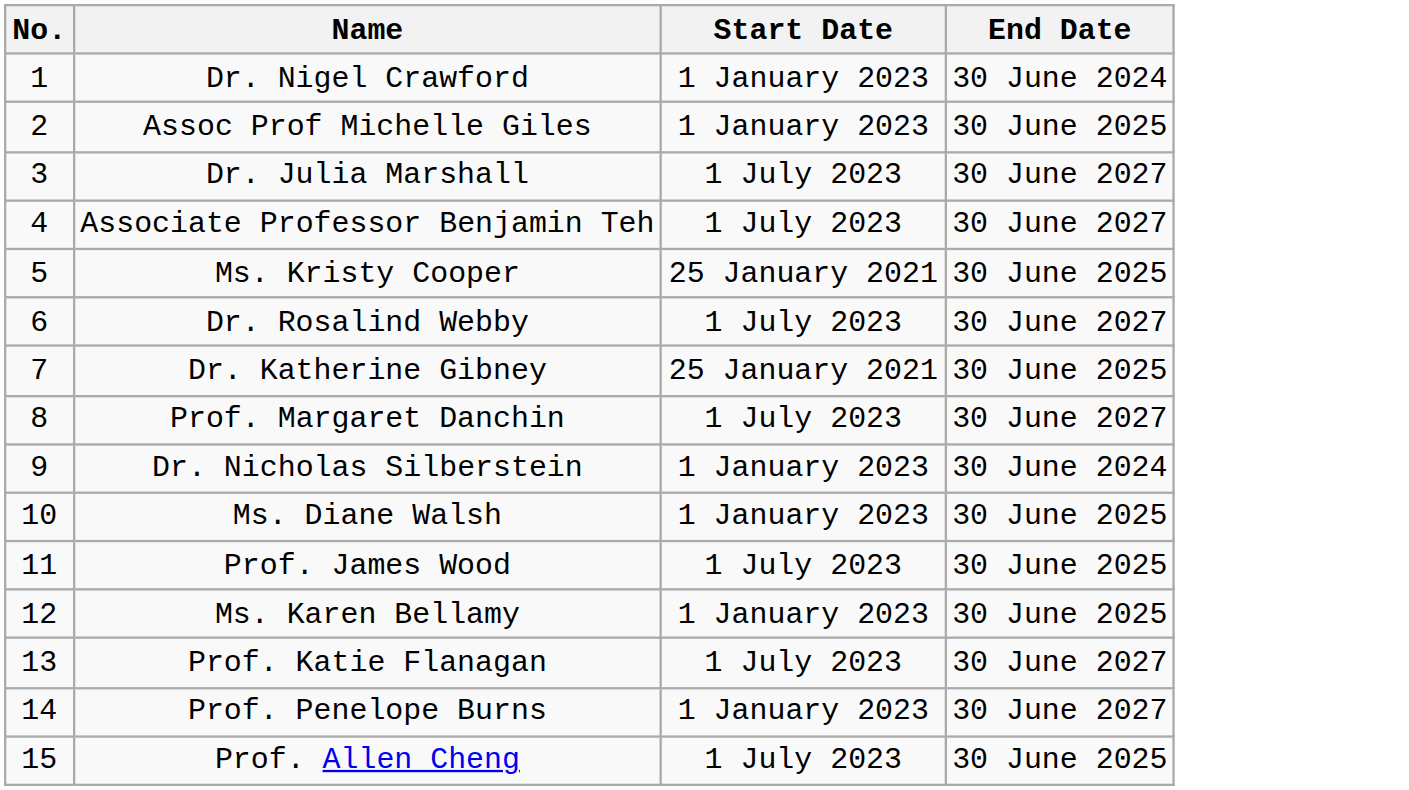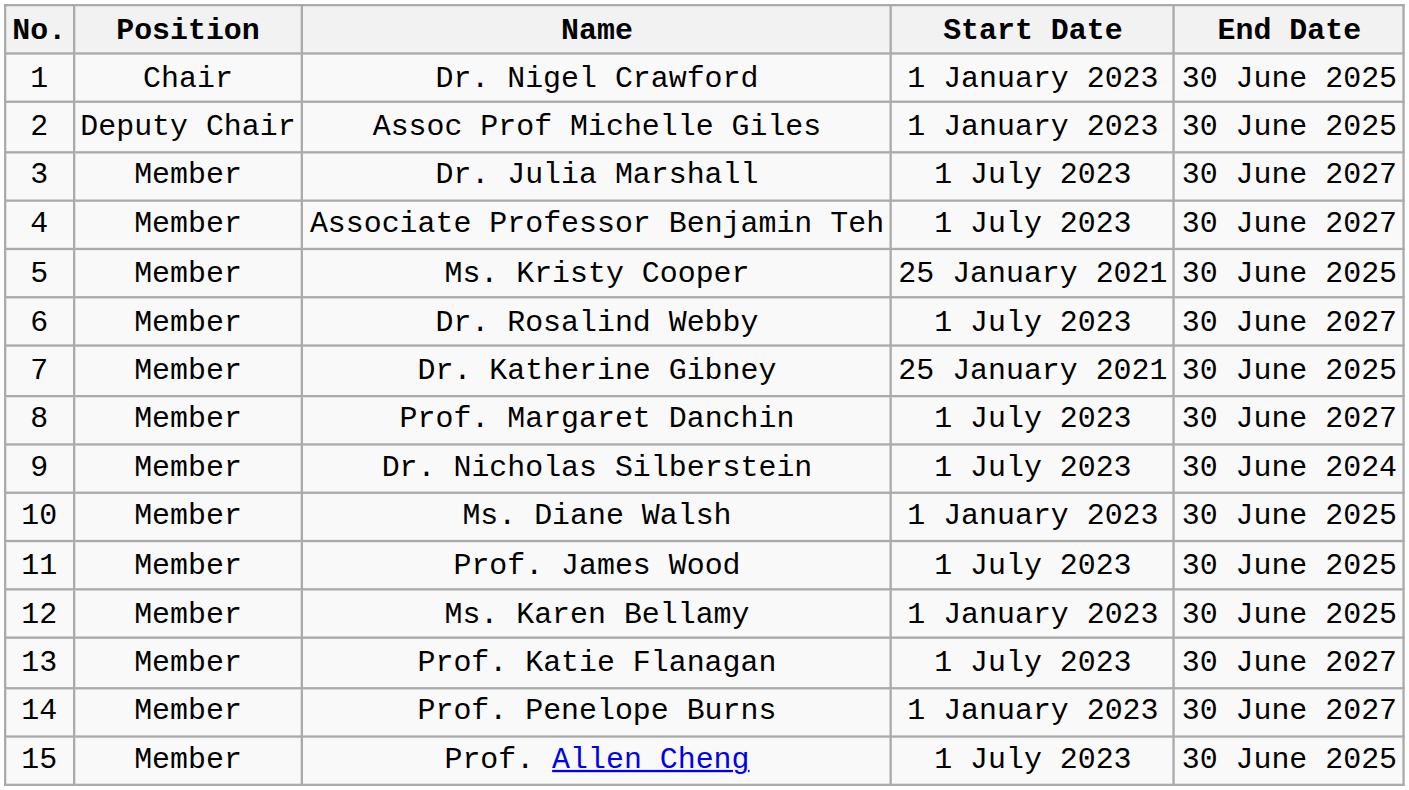+ column: (188, 30)
(1060, 78) 30 June 2024 -> (1289, 78) 30 June 2025
(803, 468) 1 January 2023 -> (1033, 468) 1 July 2023
